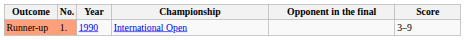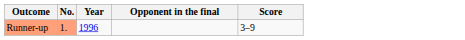- column: (190, 12)
(88, 27) 1990 -> (88, 27) 1996
